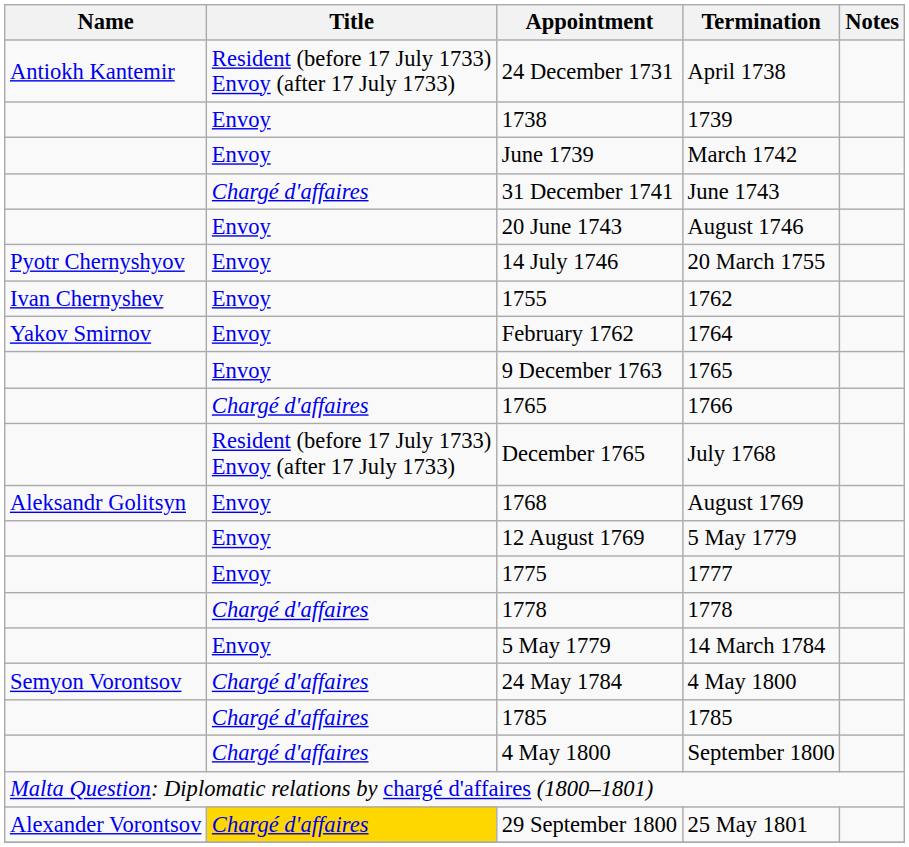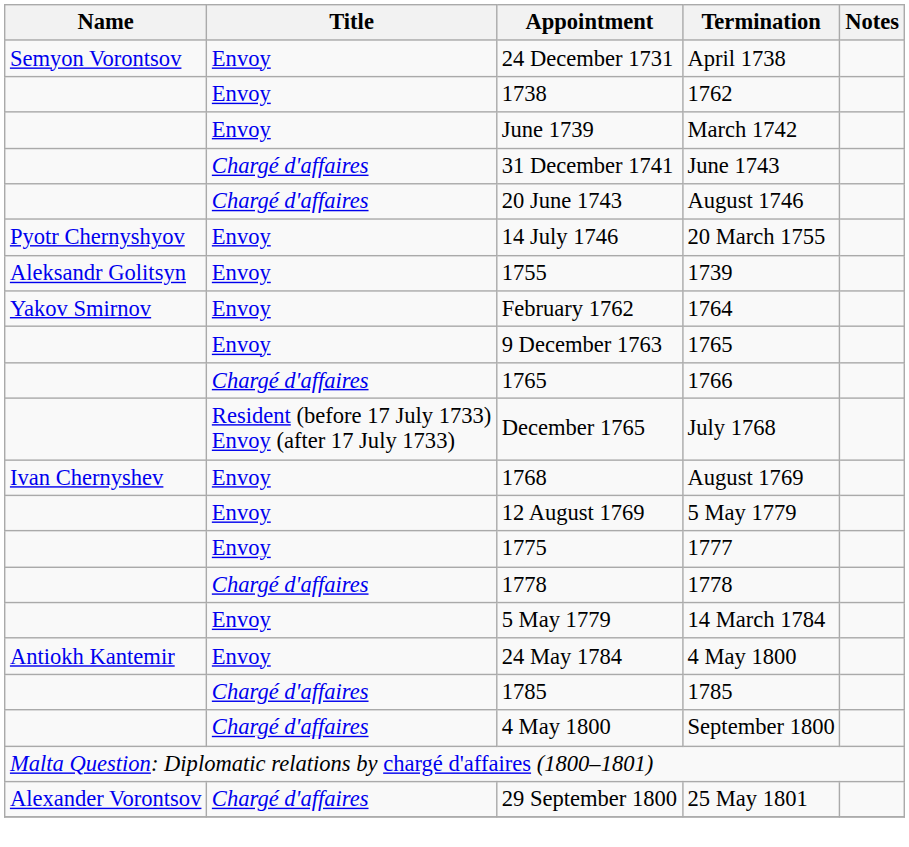(92, 70) Antiokh Kantemir -> (96, 58) Semyon Vorontsov
(352, 70) Resident (before 17 July 1733) Envoy (after 17 July 1733) -> (241, 58) Envoy
(710, 119) 1739 -> (710, 93) 1762
(241, 226) Envoy -> (290, 201) Chargé d'affaires
(87, 298) Ivan Chernyshev -> (98, 272) Aleksandr Golitsyn
(710, 298) 1762 -> (710, 272) 1739
(98, 502) Aleksandr Golitsyn -> (87, 477) Ivan Chernyshev
(96, 681) Semyon Vorontsov -> (92, 656) Antiokh Kantemir
(290, 681) Chargé d'affaires -> (241, 656) Envoy
(290, 824) gold background -> (290, 799) no background
